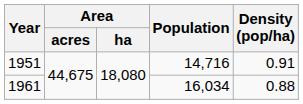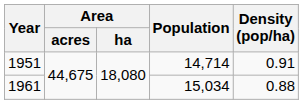(207, 63) 14,716 -> (207, 63) 14,714
(207, 87) 16,034 -> (207, 87) 15,034
